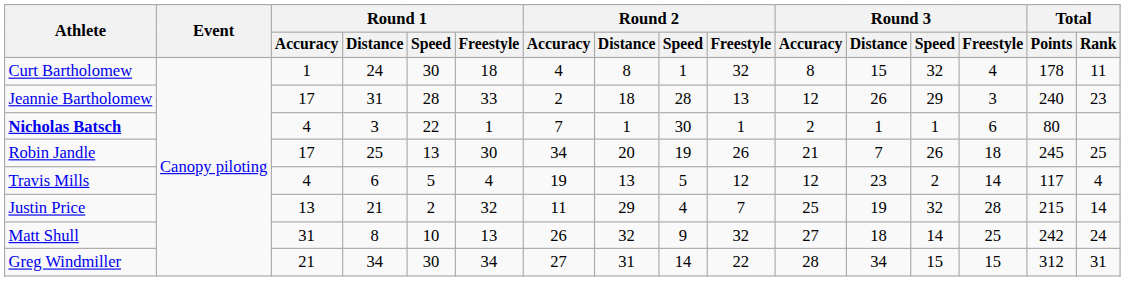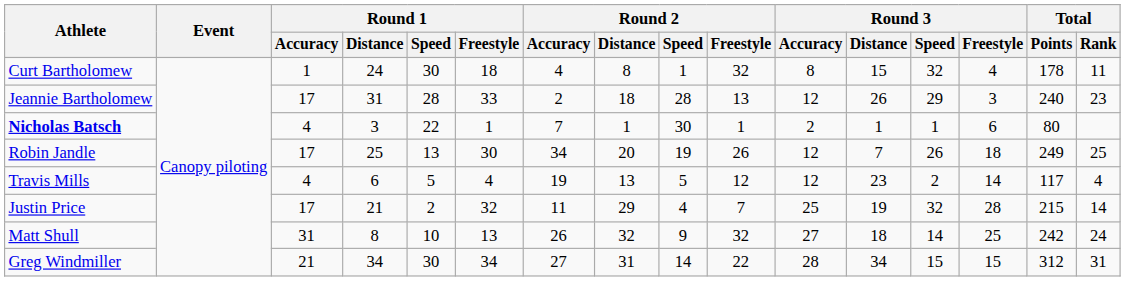(810, 153) 21 -> (810, 153) 12
(1051, 153) 245 -> (1051, 153) 249
(307, 208) 13 -> (307, 208) 17
